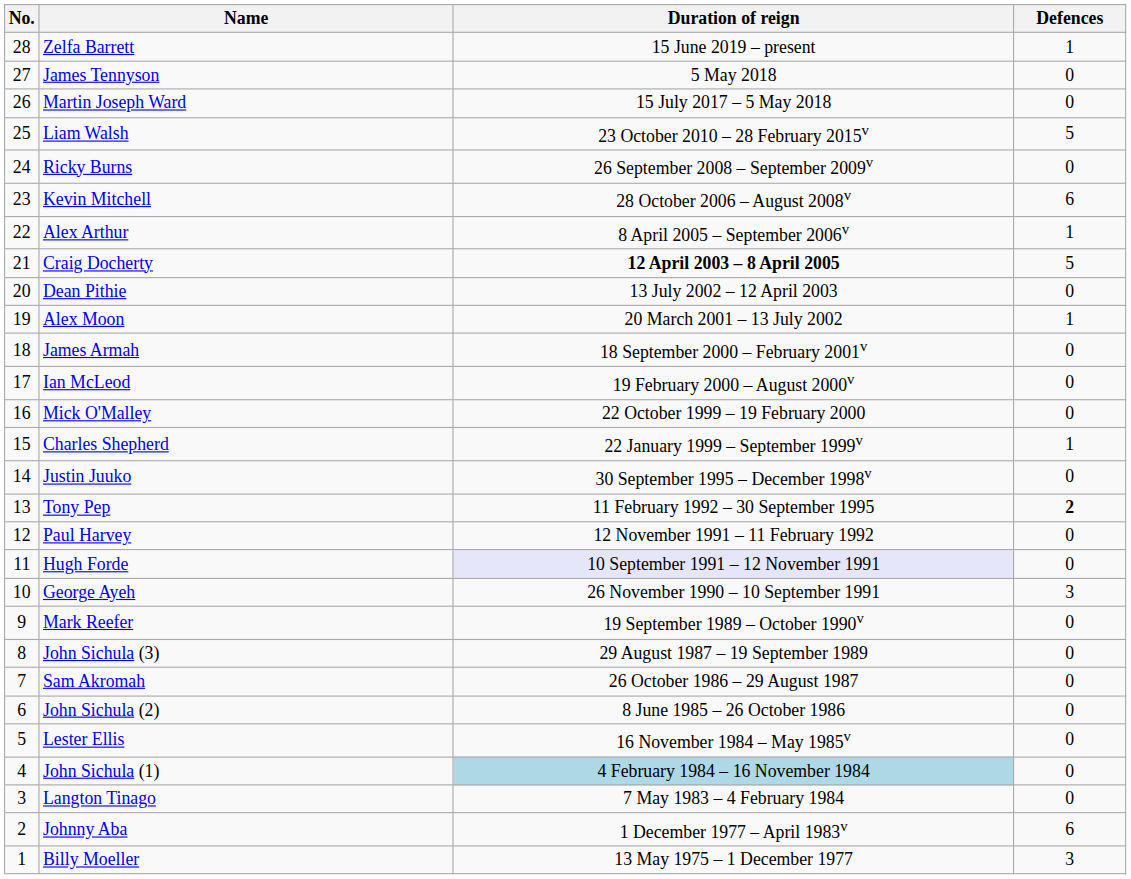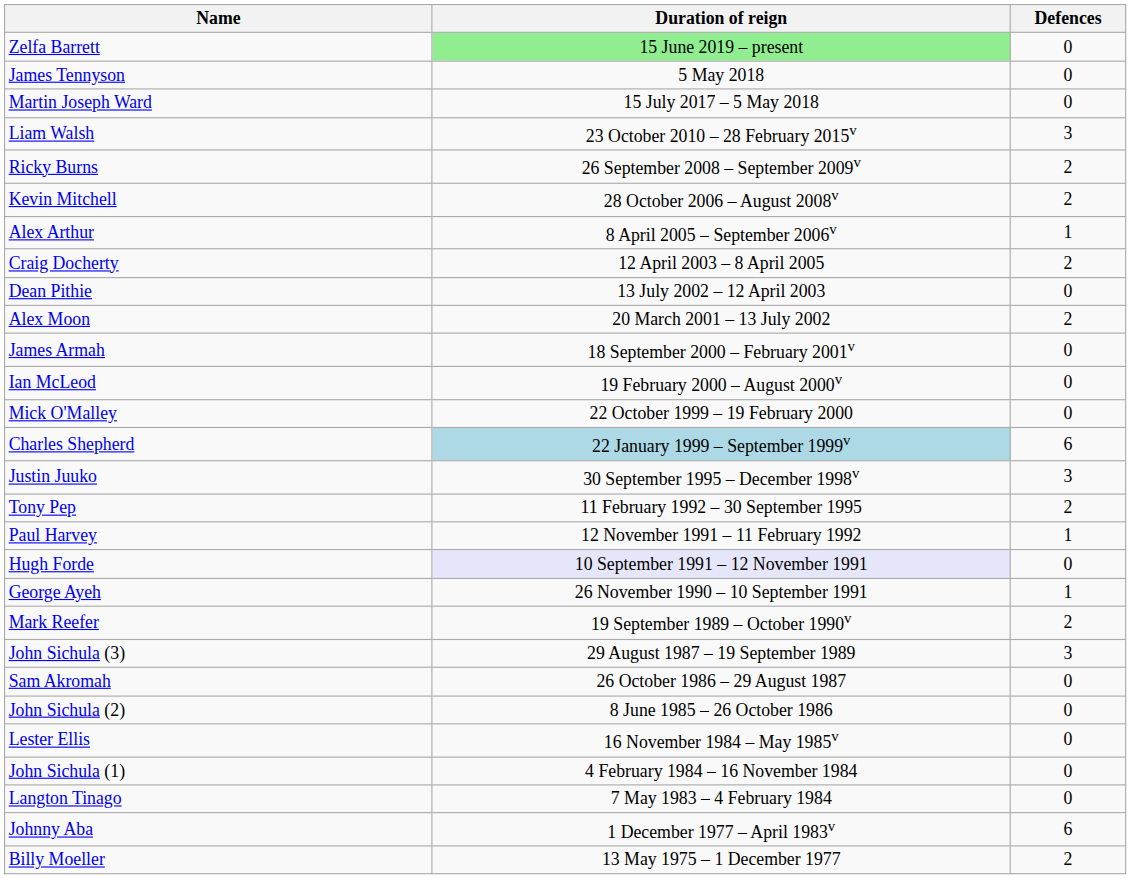- column: (22, 18)
(734, 46) no background -> (721, 46) lightgreen background
(1070, 46) 1 -> (1068, 46) 0
(1070, 133) 5 -> (1068, 133) 3
(1070, 166) 0 -> (1068, 166) 2
(1070, 199) 6 -> (1068, 199) 2
(734, 263) bold -> (721, 263) normal
(1070, 263) 5 -> (1068, 263) 2
(1070, 319) 1 -> (1068, 319) 2
(734, 444) no background -> (721, 444) lightblue background
(1070, 444) 1 -> (1068, 444) 6
(1070, 477) 0 -> (1068, 477) 3
(1070, 507) bold -> (1068, 507) normal
(1070, 535) 0 -> (1068, 535) 1
(1070, 592) 3 -> (1068, 592) 1
(1070, 622) 0 -> (1068, 622) 2
(1070, 653) 0 -> (1068, 653) 3
(734, 770) lightblue background -> (721, 770) no background
(1070, 860) 3 -> (1068, 860) 2
